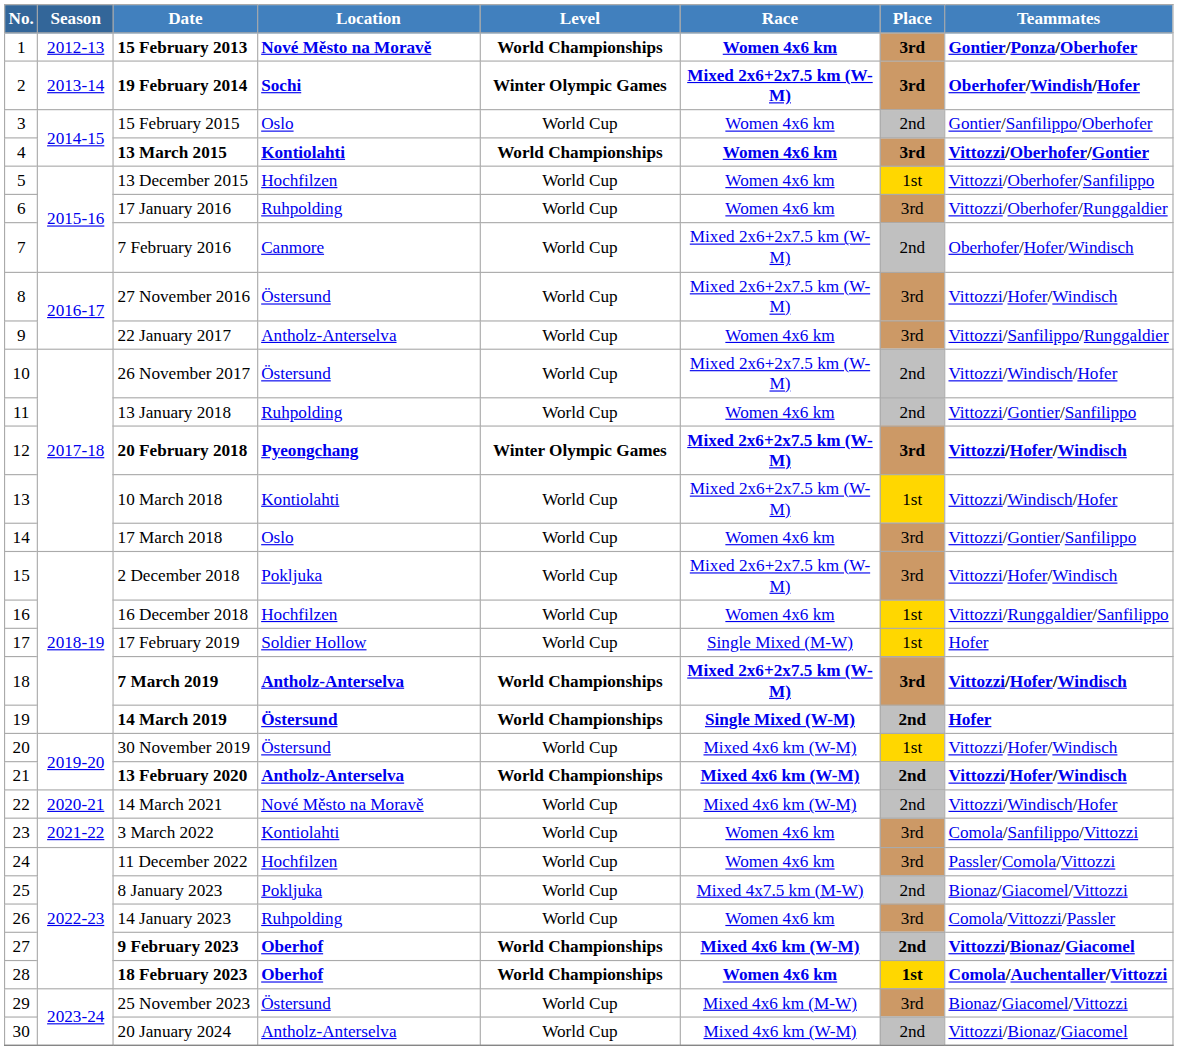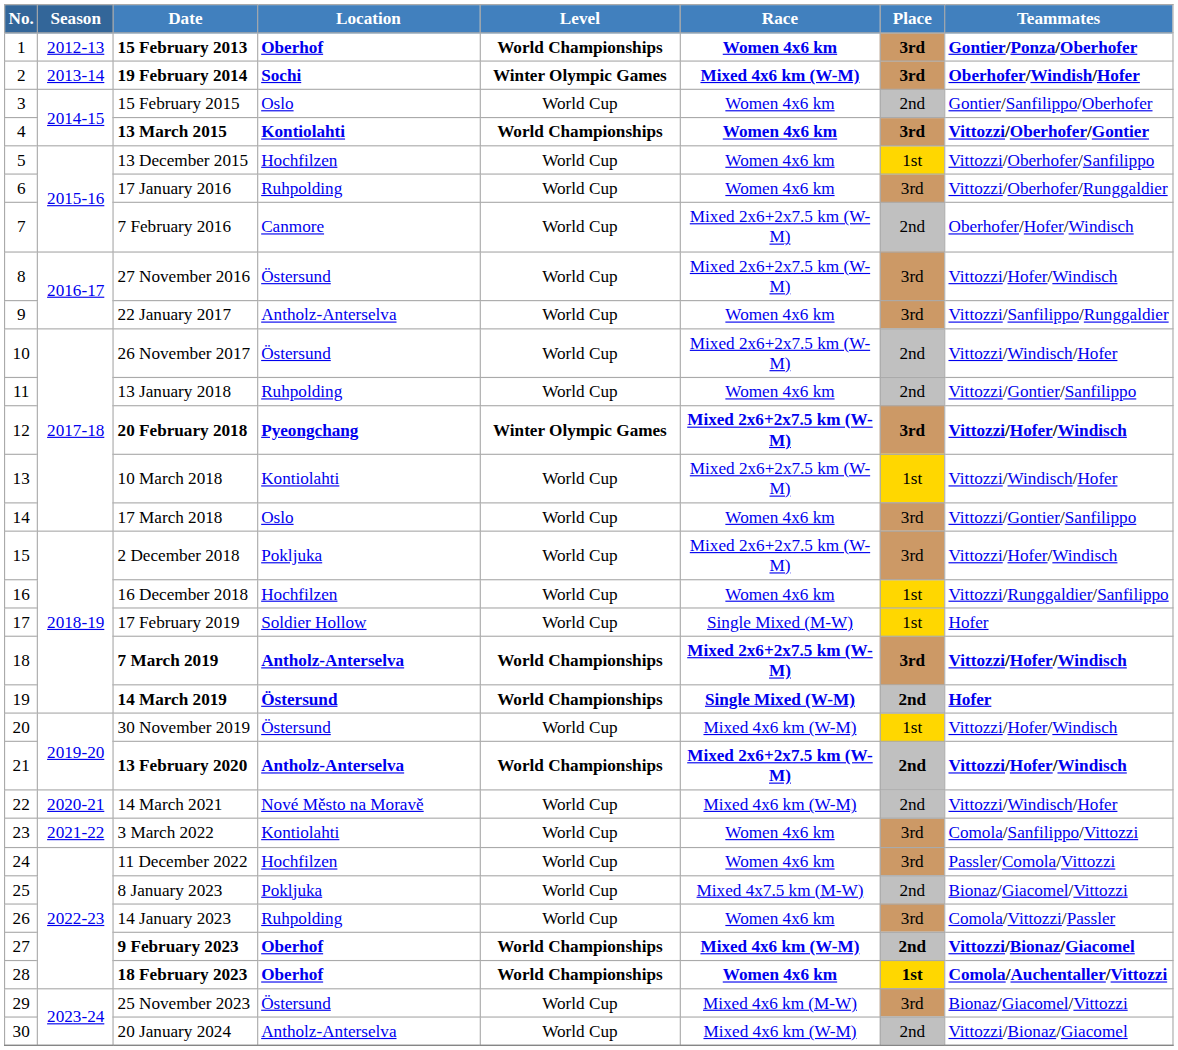(346, 47) Nové Město na Moravě -> (292, 47) Oberhof
(780, 85) Mixed 2x6+2x7.5 km (W-M) -> (780, 75) Mixed 4x6 km (W-M)
(780, 776) Mixed 4x6 km (W-M) -> (780, 766) Mixed 2x6+2x7.5 km (W-M)
